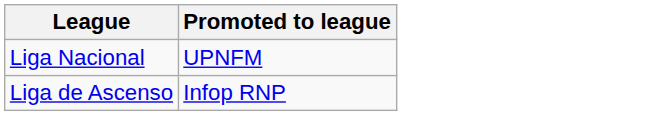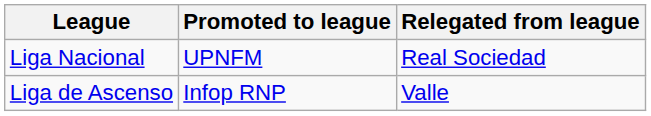+ column: (520, 22)
